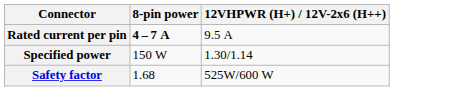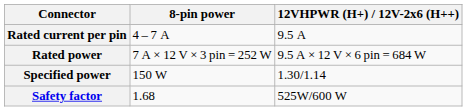(151, 34) bold -> (151, 34) normal
+ row: (67, 55)
